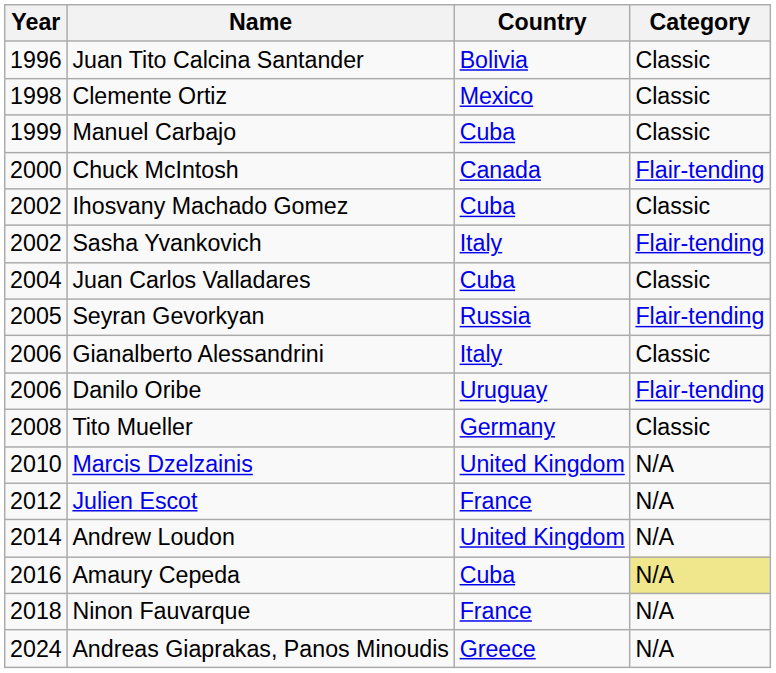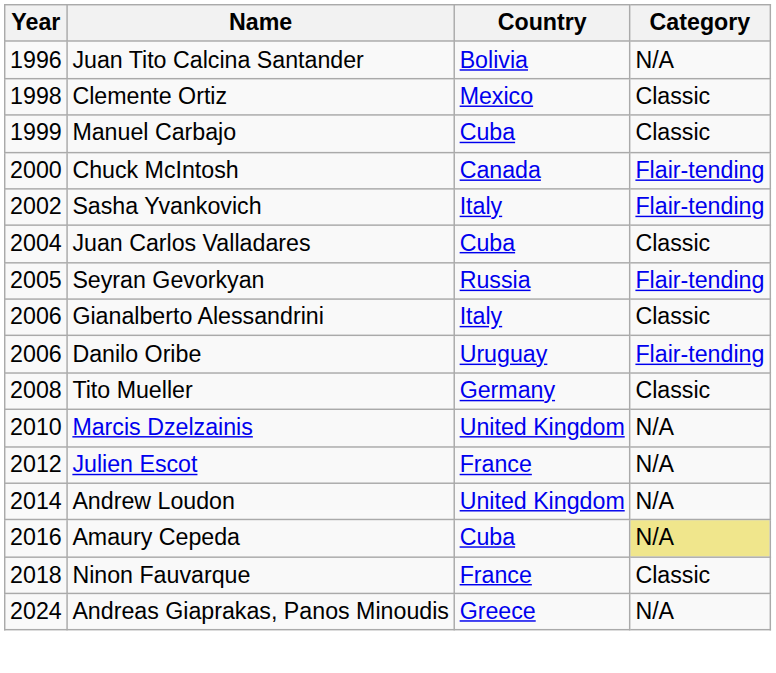(673, 59) Classic -> (655, 59) N/A
- row: (210, 206)
(655, 611) N/A -> (673, 574) Classic
